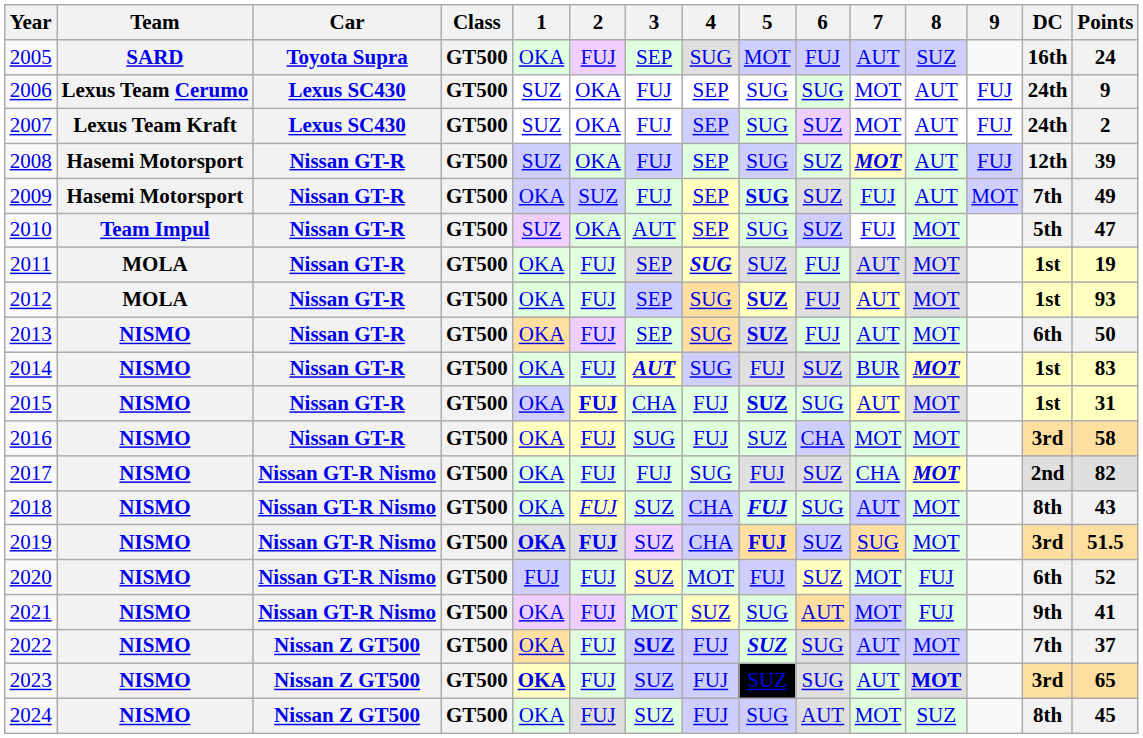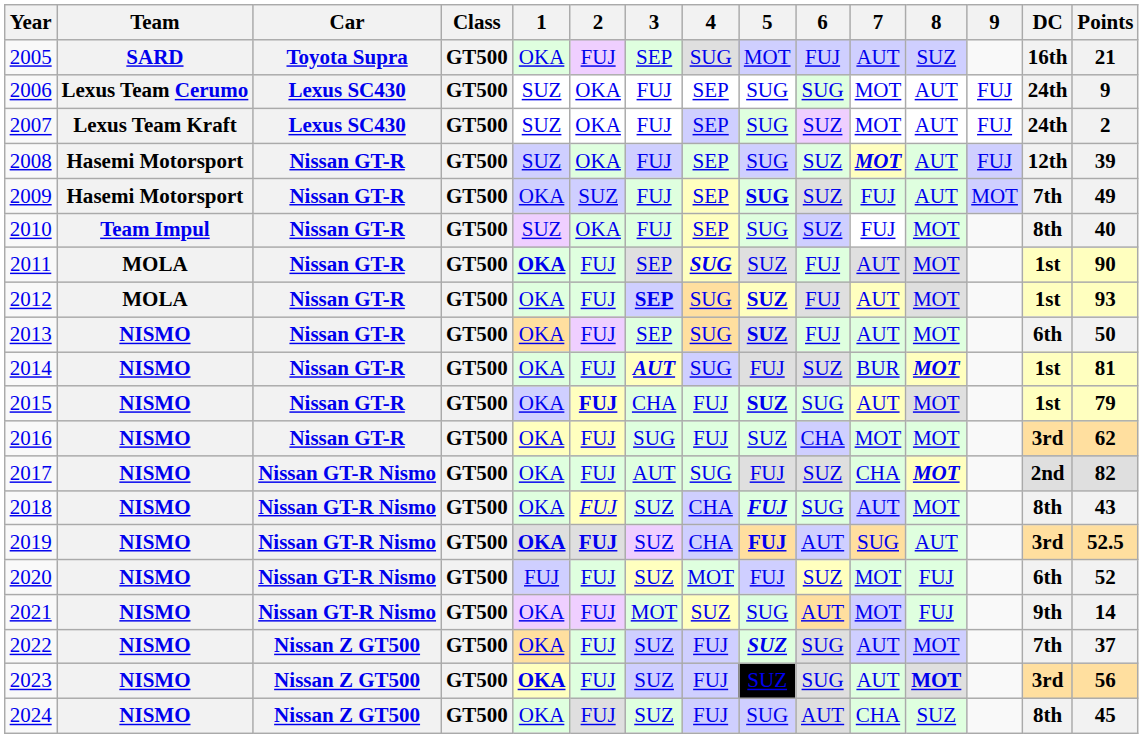(1105, 56) 24 -> (1105, 56) 21
(654, 230) AUT -> (654, 230) FUJ
(1048, 230) 5th -> (1048, 230) 8th
(1105, 230) 47 -> (1105, 230) 40
(542, 264) normal -> (542, 264) bold
(1105, 264) 19 -> (1105, 264) 90
(654, 299) normal -> (654, 299) bold
(1105, 368) 83 -> (1105, 368) 81
(1105, 403) 31 -> (1105, 403) 79
(1105, 438) 58 -> (1105, 438) 62
(654, 473) FUJ -> (654, 473) AUT
(823, 542) SUZ -> (823, 542) AUT
(936, 542) MOT -> (936, 542) AUT
(1105, 542) 51.5 -> (1105, 542) 52.5
(1105, 611) 41 -> (1105, 611) 14
(654, 646) bold -> (654, 646) normal
(1105, 681) 65 -> (1105, 681) 56
(878, 715) MOT -> (878, 715) CHA
